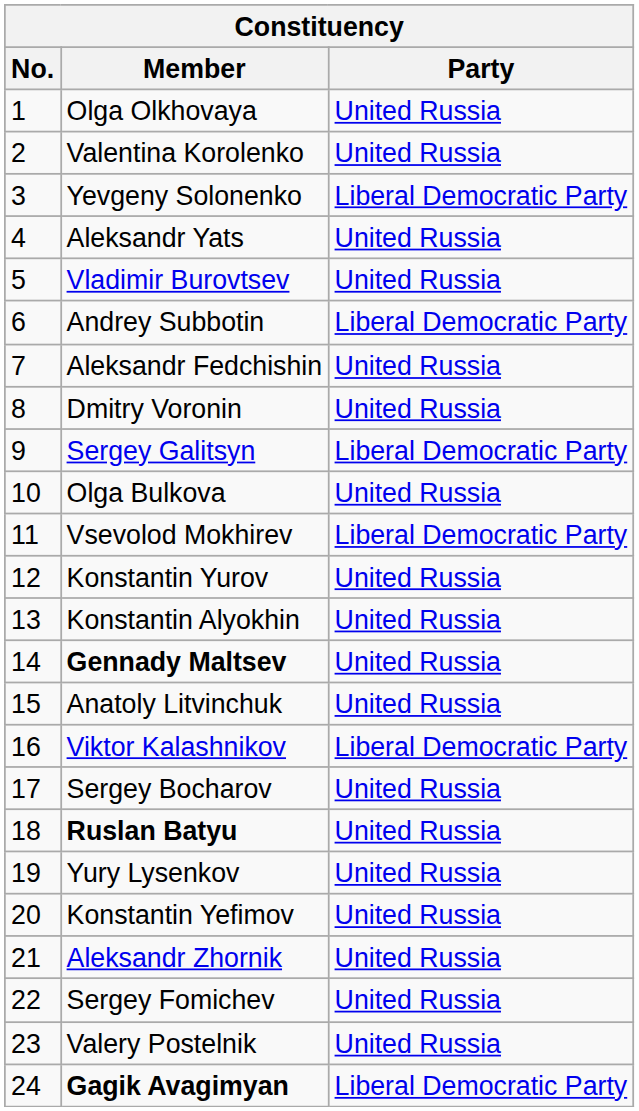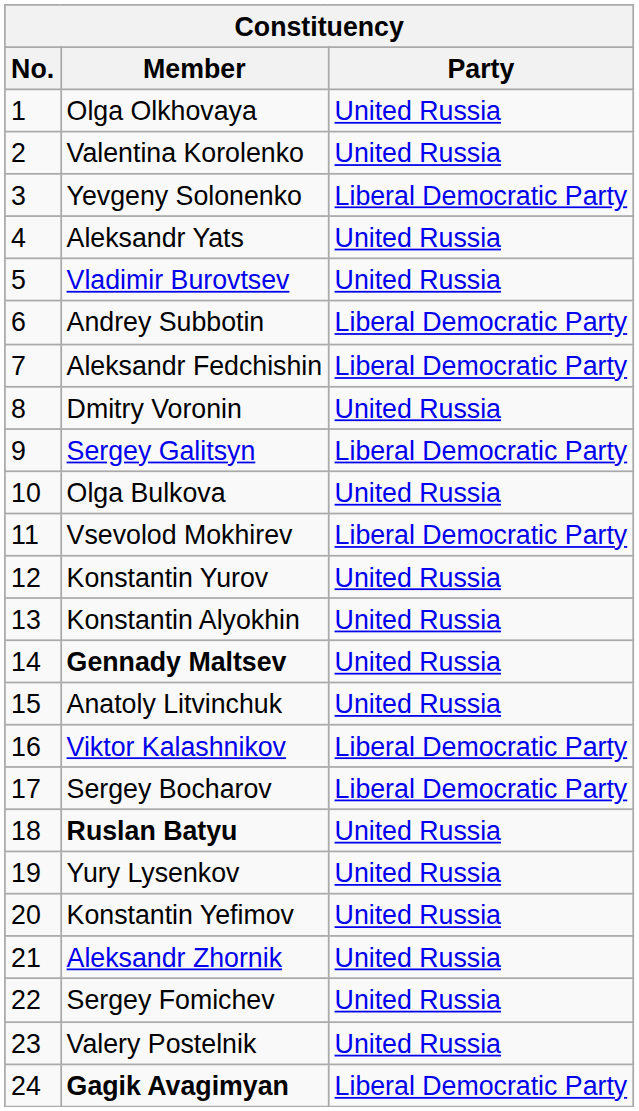(418, 365) United Russia -> (481, 365) Liberal Democratic Party
(418, 789) United Russia -> (481, 789) Liberal Democratic Party
